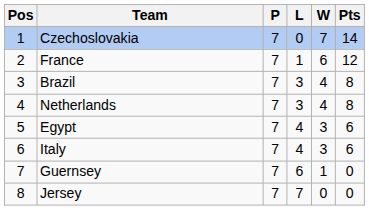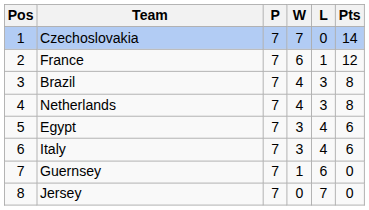columns swapped: (323, 15) <-> (299, 15)
